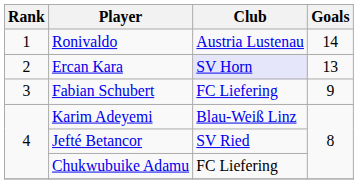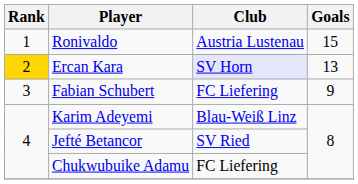(330, 41) 14 -> (330, 41) 15
(26, 66) no background -> (26, 66) gold background
